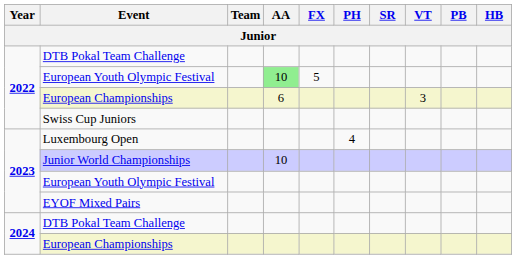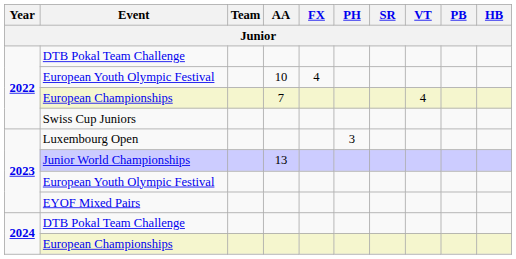(281, 77) lightgreen background -> (281, 77) no background
(316, 77) 5 -> (316, 77) 4
(281, 98) 6 -> (281, 98) 7
(423, 98) 3 -> (423, 98) 4
(352, 139) 4 -> (352, 139) 3
(281, 160) 10 -> (281, 160) 13
